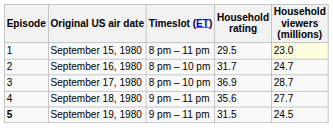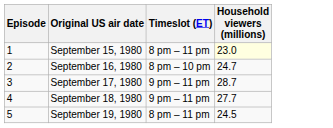- column: (243, 23)
(179, 83) 8 pm – 10 pm -> (179, 83) 9 pm – 11 pm
(9, 115) bold -> (9, 115) normal
(179, 115) 9 pm – 11 pm -> (179, 115) 8 pm – 11 pm
